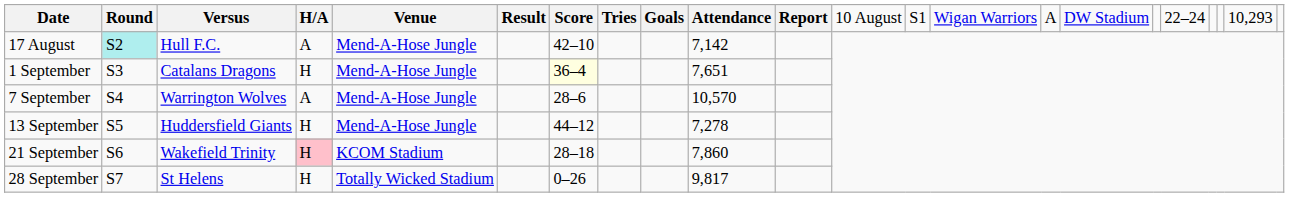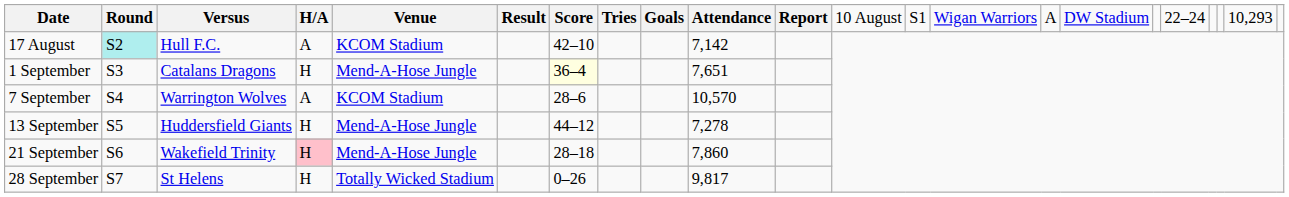(406, 45) Mend-A-Hose Jungle -> (390, 45) KCOM Stadium
(406, 98) Mend-A-Hose Jungle -> (390, 98) KCOM Stadium
(390, 152) KCOM Stadium -> (406, 152) Mend-A-Hose Jungle
